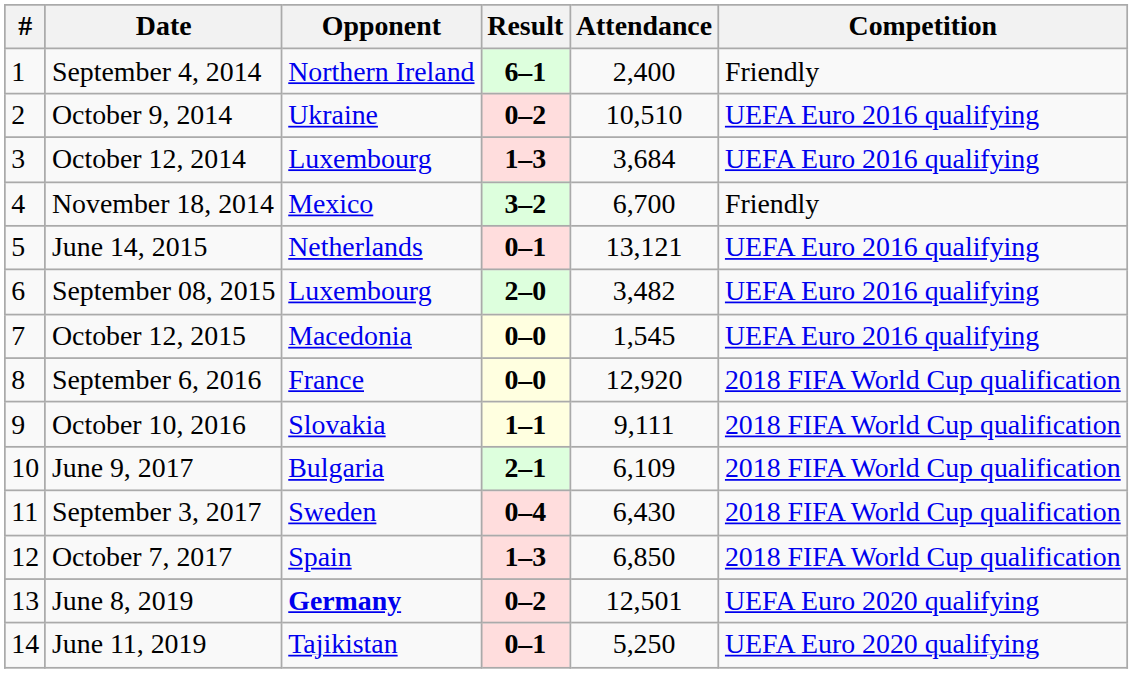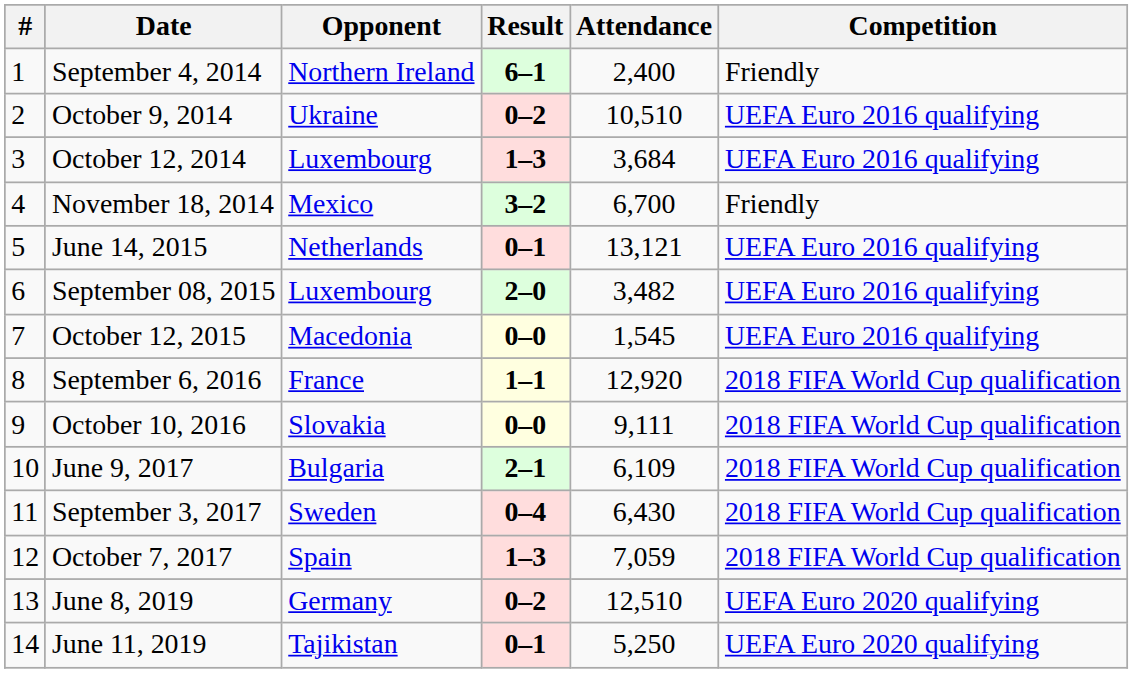(525, 379) 0–0 -> (525, 379) 1–1
(525, 423) 1–1 -> (525, 423) 0–0
(644, 556) 6,850 -> (644, 556) 7,059
(345, 600) bold -> (340, 600) normal
(644, 600) 12,501 -> (644, 600) 12,510
